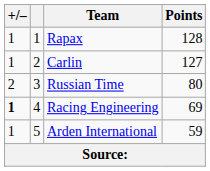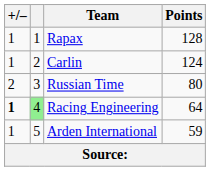(192, 61) 127 -> (192, 61) 124
(37, 108) no background -> (37, 108) lightgreen background
(196, 108) 69 -> (196, 108) 64
